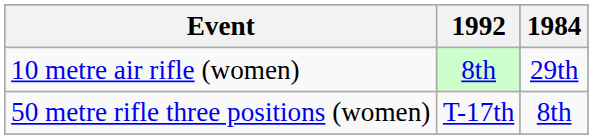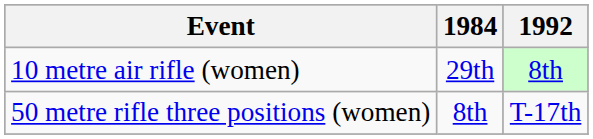columns swapped: (554, 26) <-> (479, 26)
